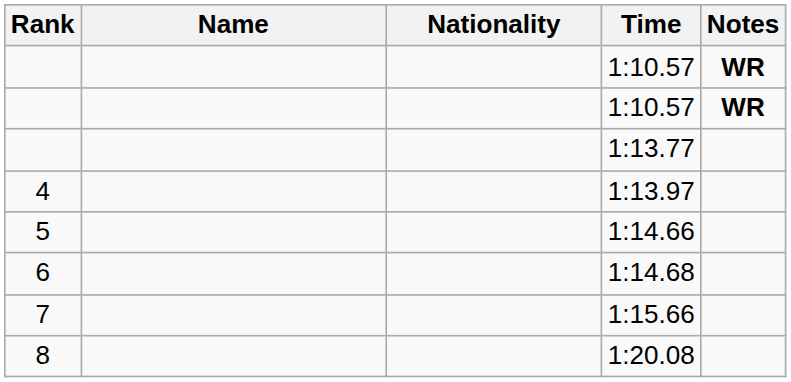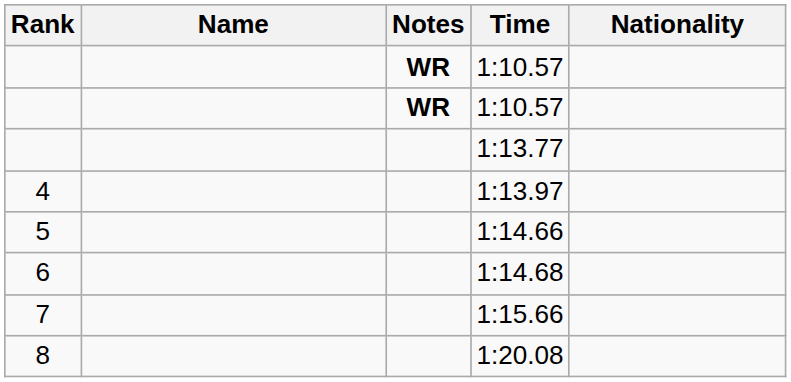columns swapped: (494, 25) <-> (743, 25)
